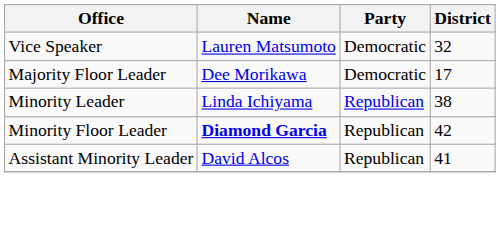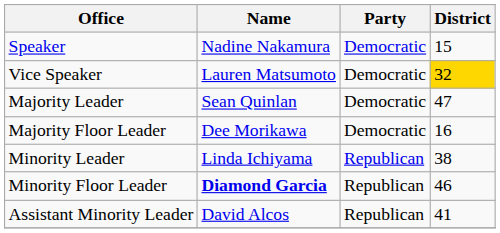+ row: (37, 46)
(443, 46) no background -> (443, 74) gold background
+ row: (66, 102)
(443, 74) 17 -> (443, 130) 16
(443, 130) 42 -> (443, 185) 46
